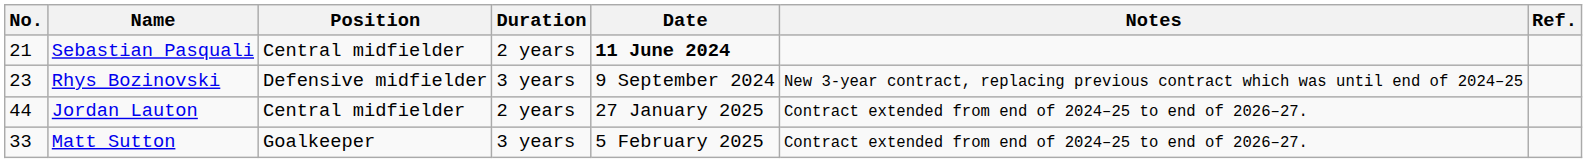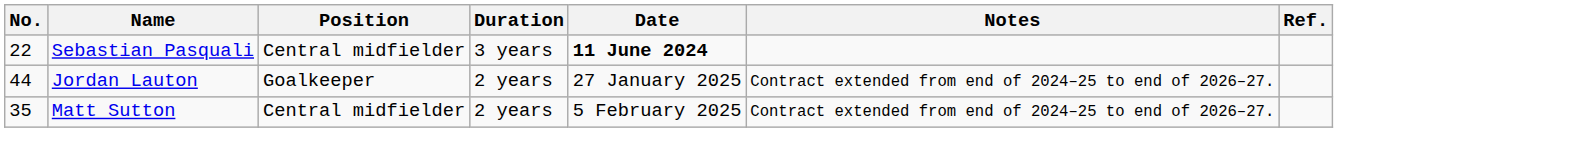(20, 50) 21 -> (20, 50) 22
(536, 50) 2 years -> (513, 50) 3 years
- row: (136, 81)
(364, 112) Central midfielder -> (319, 81) Goalkeeper
(20, 142) 33 -> (20, 112) 35
(319, 142) Goalkeeper -> (364, 112) Central midfielder
(536, 142) 3 years -> (513, 112) 2 years
